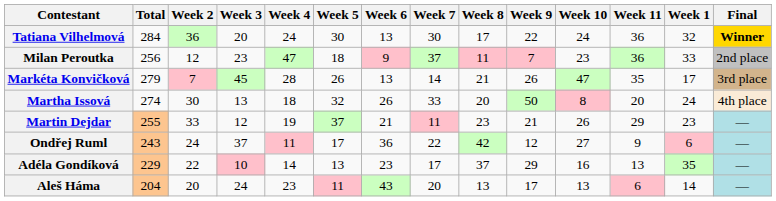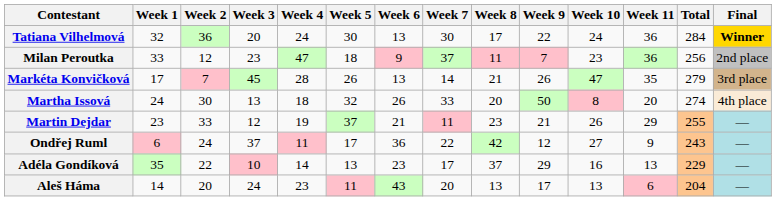columns swapped: (689, 15) <-> (150, 15)
